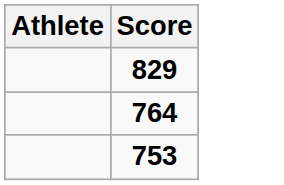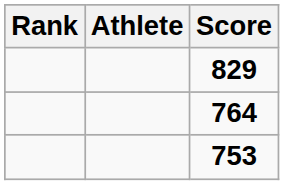+ column: (45, 26)
